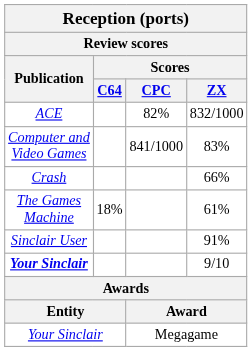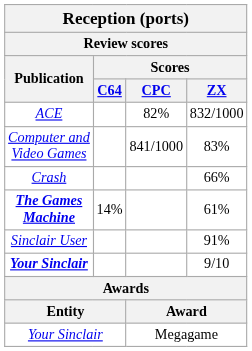(49, 209) normal -> (49, 209) bold
(110, 209) 18% -> (110, 209) 14%
